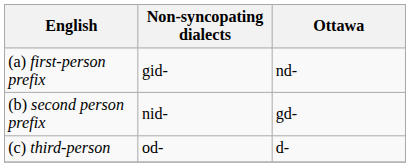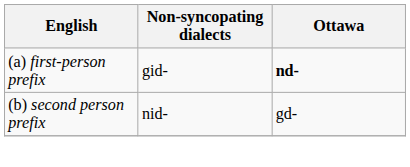(286, 70) normal -> (287, 70) bold
- row: (59, 148)
